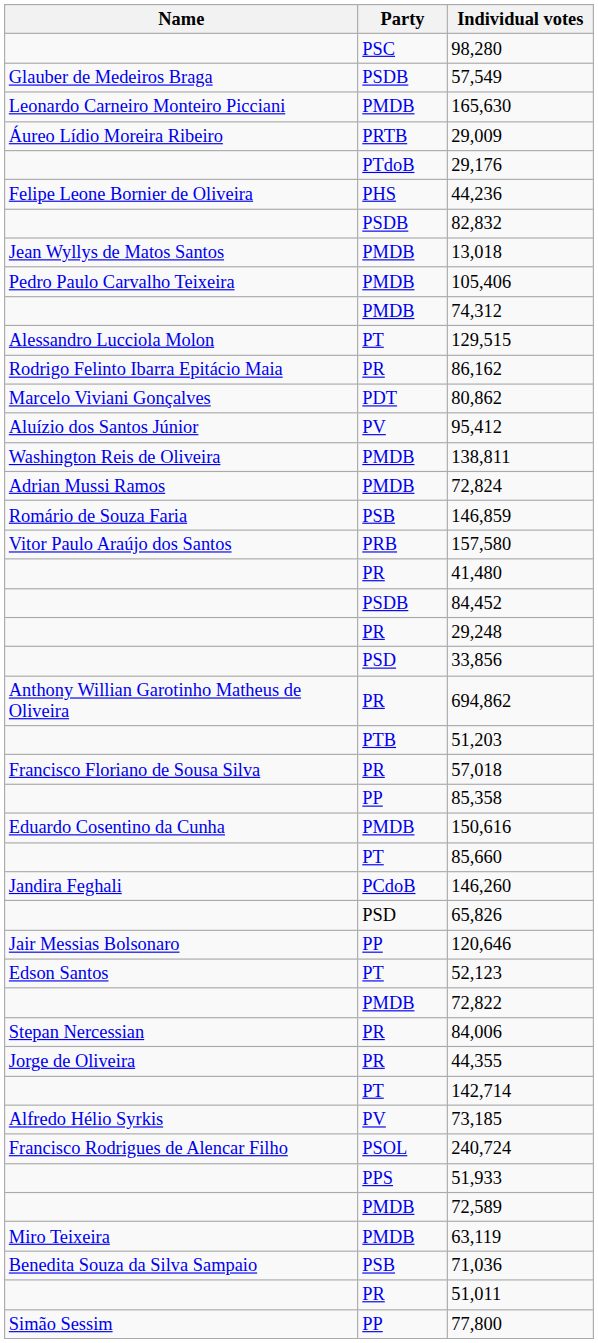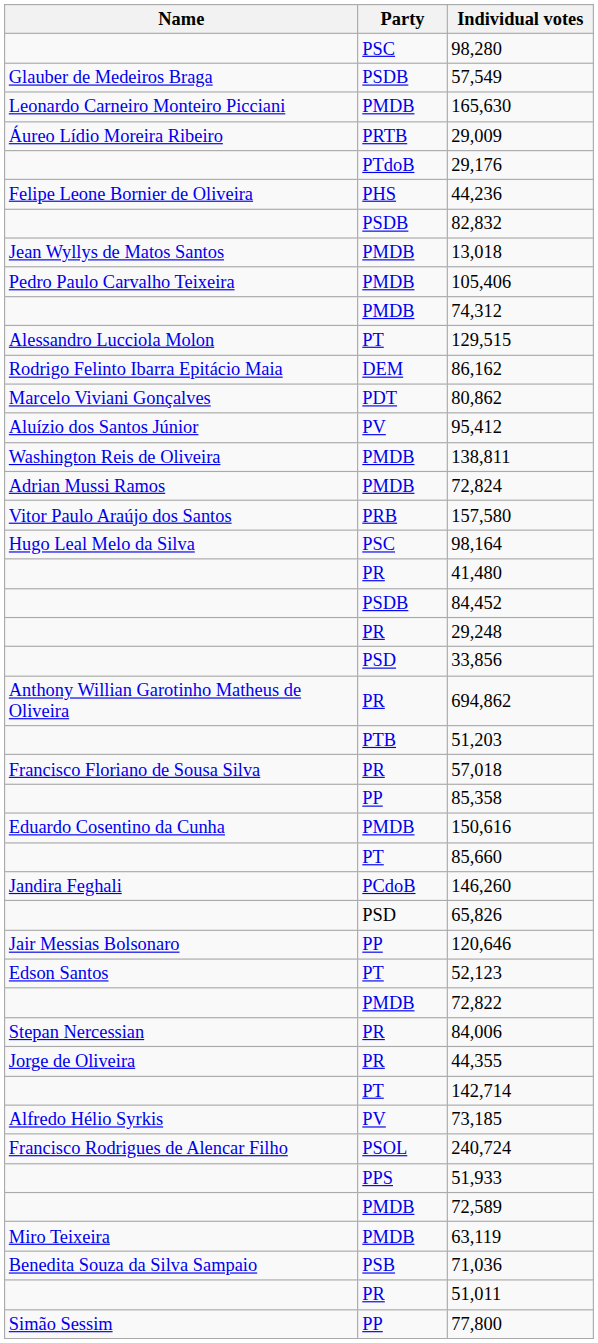(374, 369) PR -> (383, 369) DEM
- row: (481, 515)
+ row: (477, 544)
